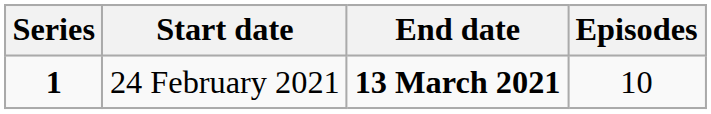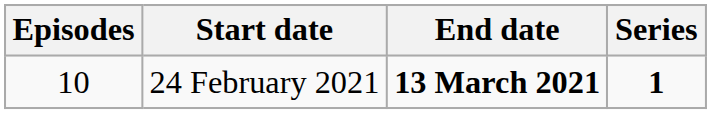columns swapped: (54, 30) <-> (636, 30)
